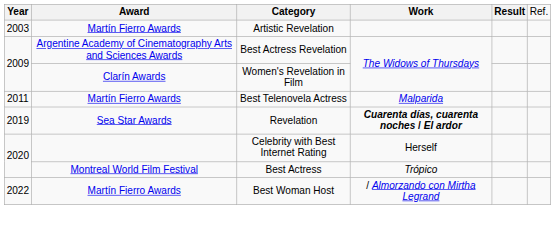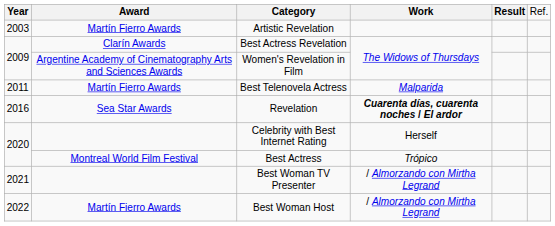(134, 50) Argentine Academy of Cinematography Arts and Sciences Awards -> (134, 44) Clarín Awards
(134, 77) Clarín Awards -> (134, 66) Argentine Academy of Cinematography Arts and Sciences Awards
(18, 120) 2019 -> (18, 109) 2016
+ row: (293, 180)
